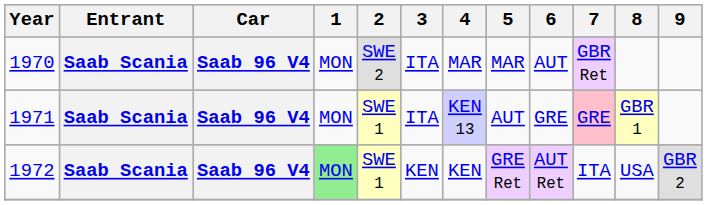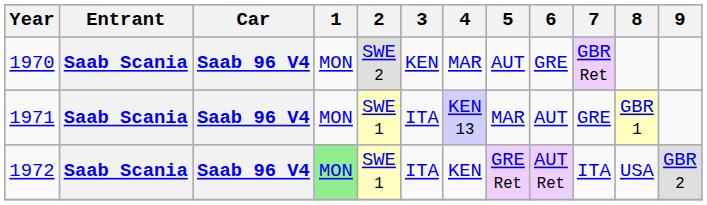(422, 63) ITA -> (422, 63) KEN
(508, 63) MAR -> (508, 63) AUT
(551, 63) AUT -> (551, 63) GRE
(508, 117) AUT -> (508, 117) MAR
(551, 117) GRE -> (551, 117) AUT
(594, 117) pink background -> (594, 117) no background
(422, 172) KEN -> (422, 172) ITA
